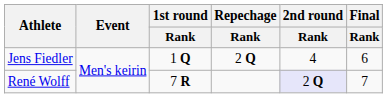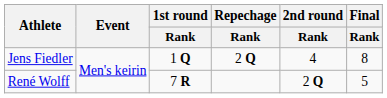(365, 59) 6 -> (365, 59) 8
(313, 81) lavender background -> (313, 81) no background
(365, 81) 7 -> (365, 81) 5
